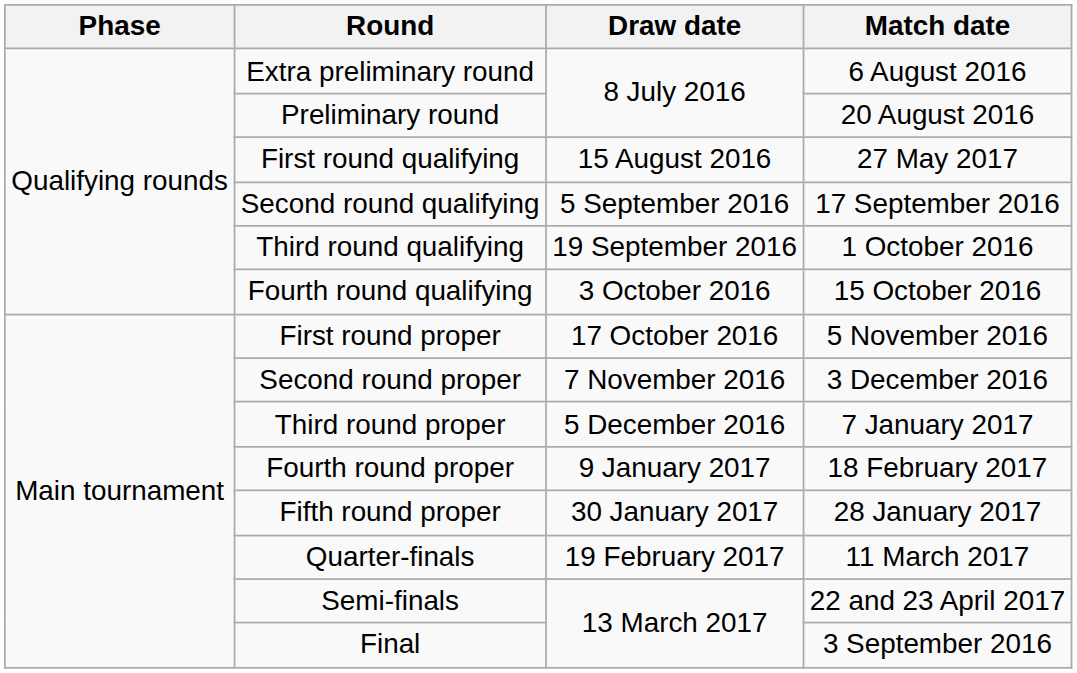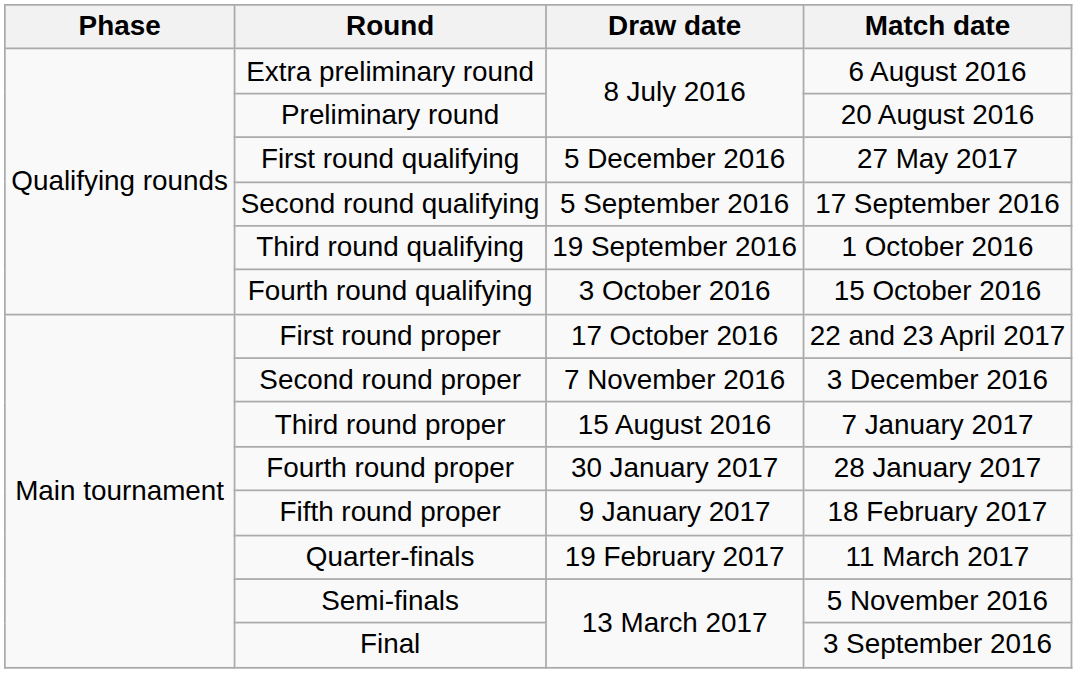(675, 159) 15 August 2016 -> (675, 159) 5 December 2016
(937, 335) 5 November 2016 -> (937, 335) 22 and 23 April 2017
(675, 423) 5 December 2016 -> (675, 423) 15 August 2016
(675, 468) 9 January 2017 -> (675, 468) 30 January 2017
(937, 468) 18 February 2017 -> (937, 468) 28 January 2017
(675, 512) 30 January 2017 -> (675, 512) 9 January 2017
(937, 512) 28 January 2017 -> (937, 512) 18 February 2017
(937, 600) 22 and 23 April 2017 -> (937, 600) 5 November 2016
